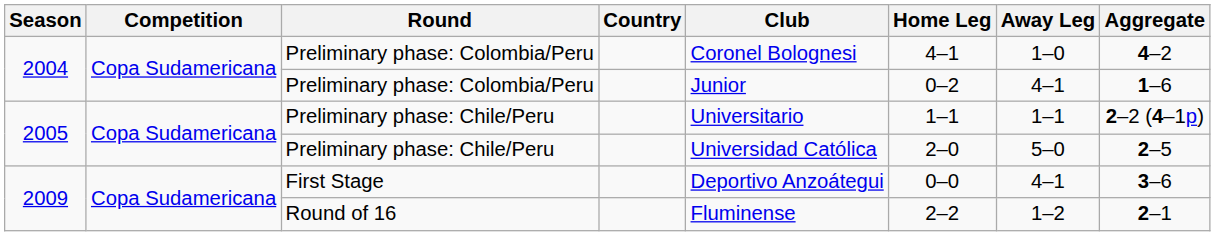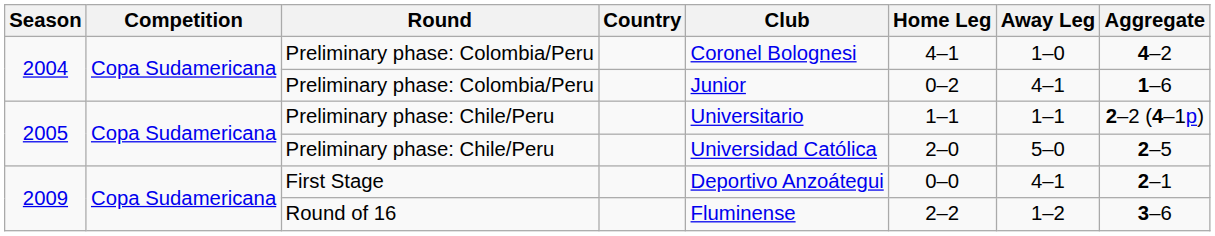(1155, 181) 3–6 -> (1155, 181) 2–1
(1155, 213) 2–1 -> (1155, 213) 3–6
